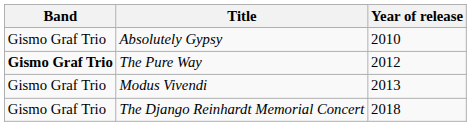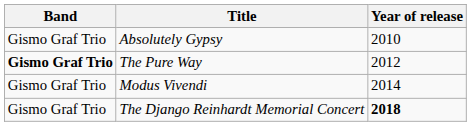(386, 86) 2013 -> (386, 86) 2014
(386, 109) normal -> (386, 109) bold
